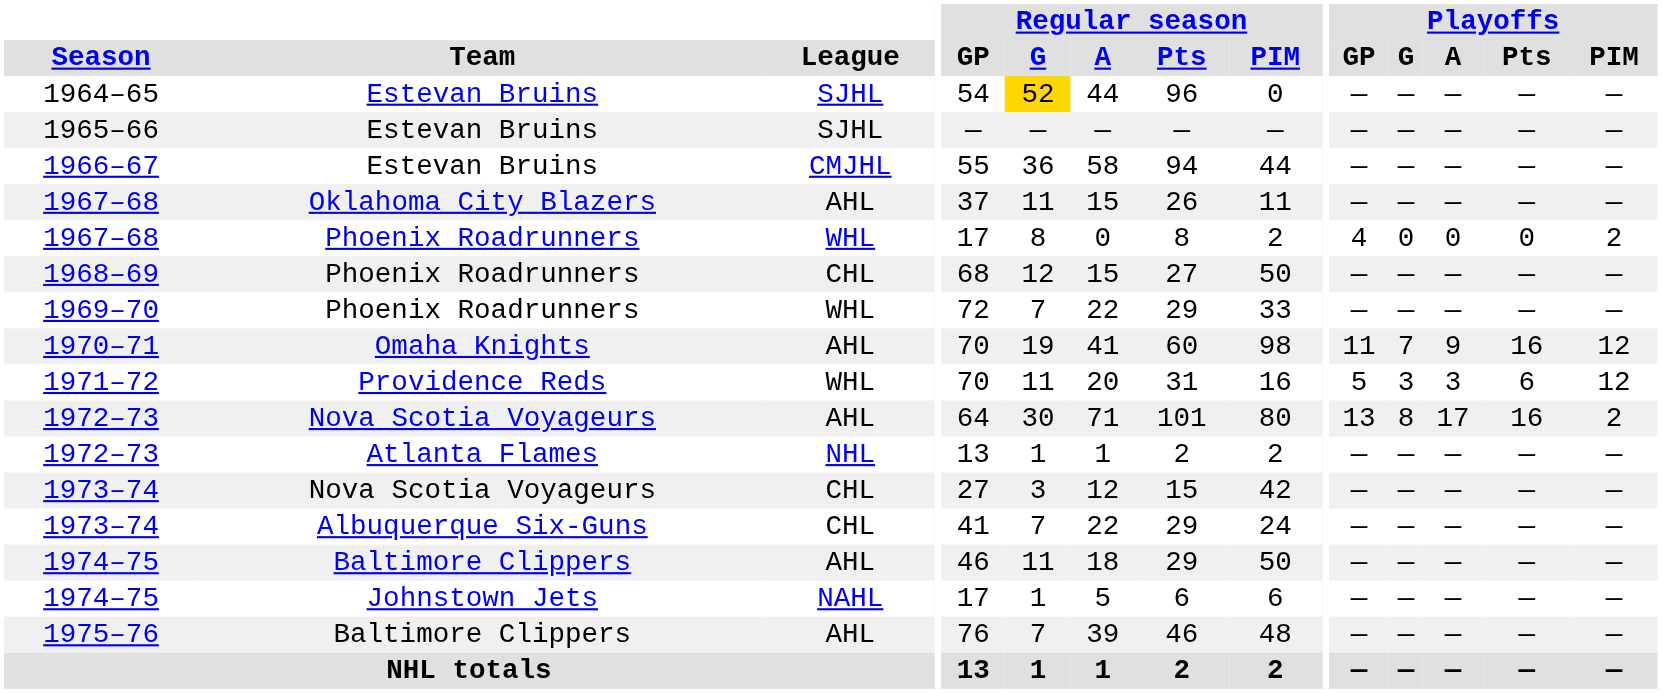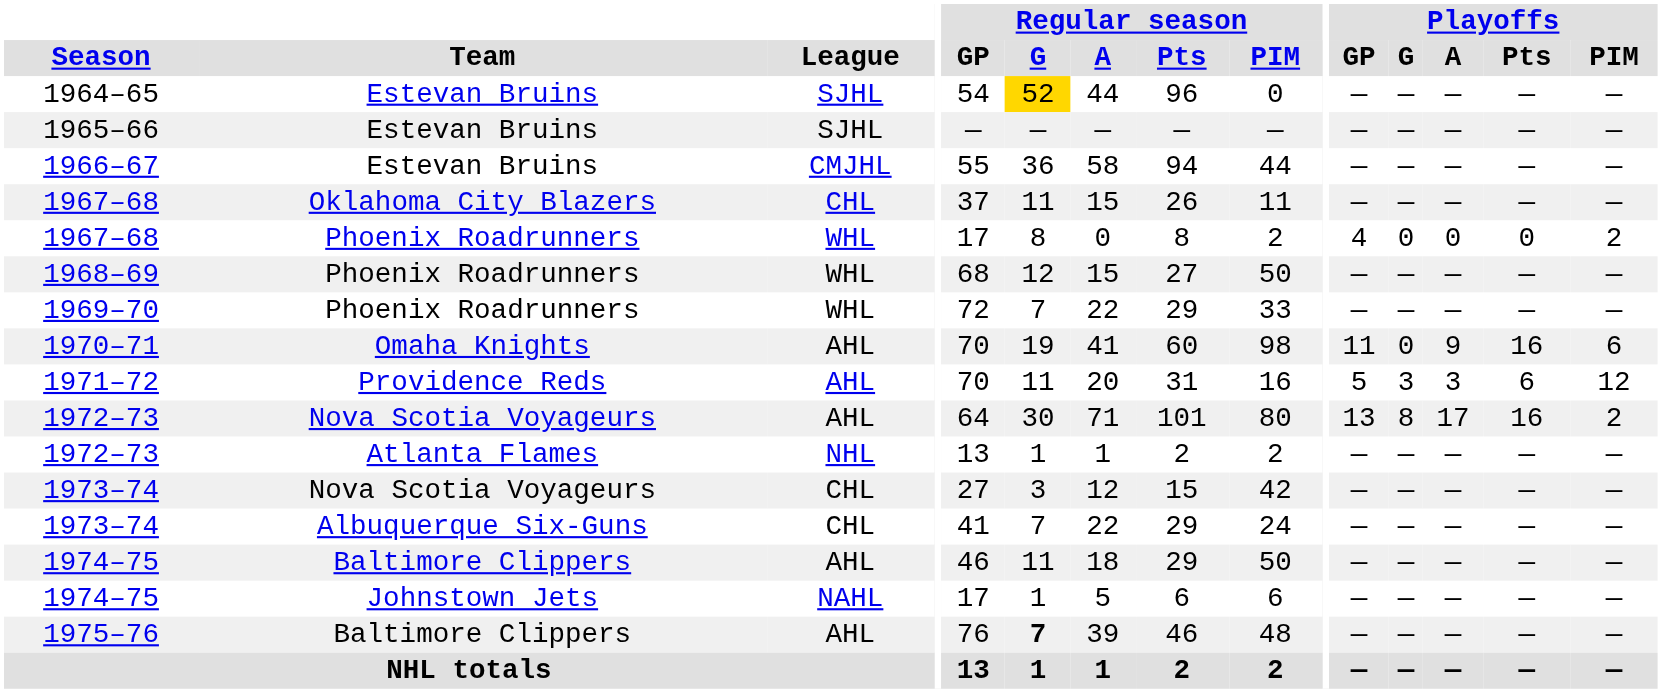(850, 202) AHL -> (850, 202) CHL
(850, 274) CHL -> (850, 274) WHL
(1406, 346) 7 -> (1406, 346) 0
(1614, 346) 12 -> (1614, 346) 6
(850, 382) WHL -> (850, 382) AHL
(1038, 635) normal -> (1038, 635) bold
